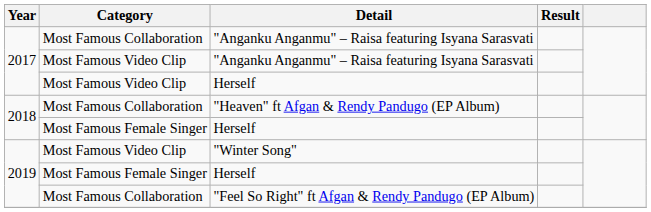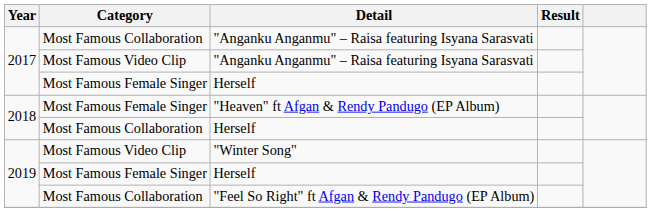(114, 83) Most Famous Video Clip -> (125, 83) Most Famous Female Singer
(123, 106) Most Famous Collaboration -> (125, 106) Most Famous Female Singer
(125, 128) Most Famous Female Singer -> (123, 128) Most Famous Collaboration
